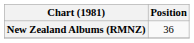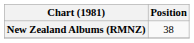(169, 29) 36 -> (169, 29) 38
